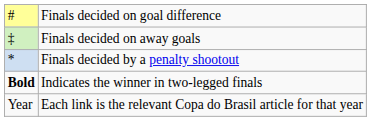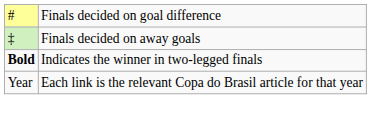- row: (11, 60)
